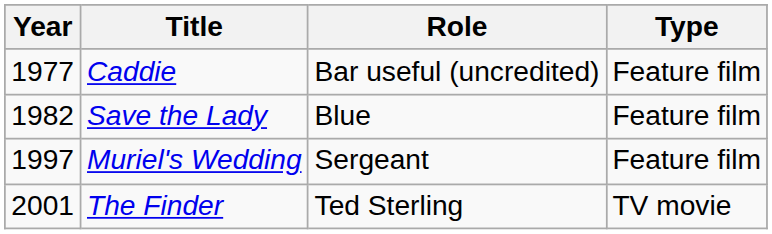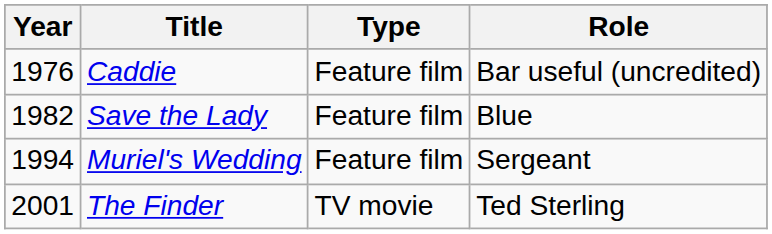columns swapped: (457, 26) <-> (687, 26)
(43, 71) 1977 -> (43, 71) 1976
(43, 160) 1997 -> (43, 160) 1994
